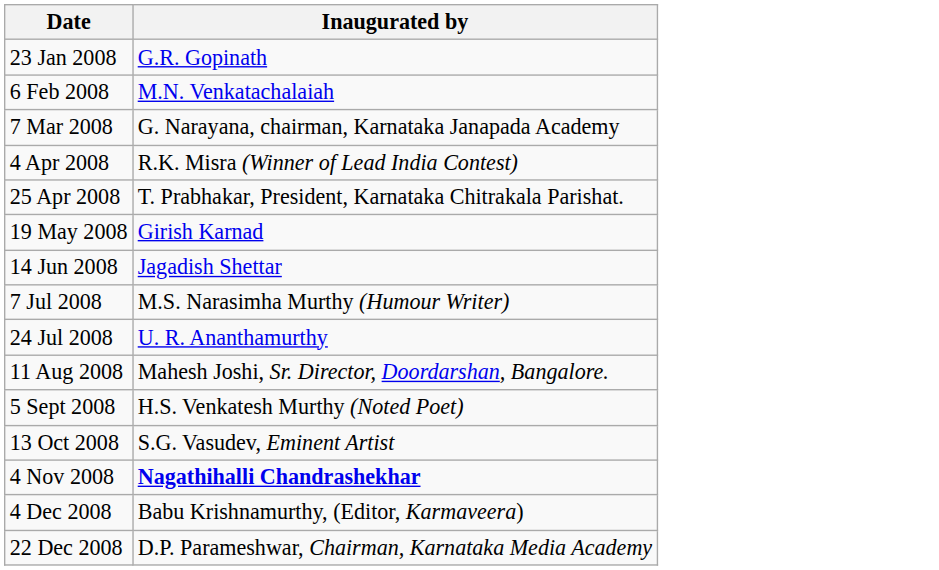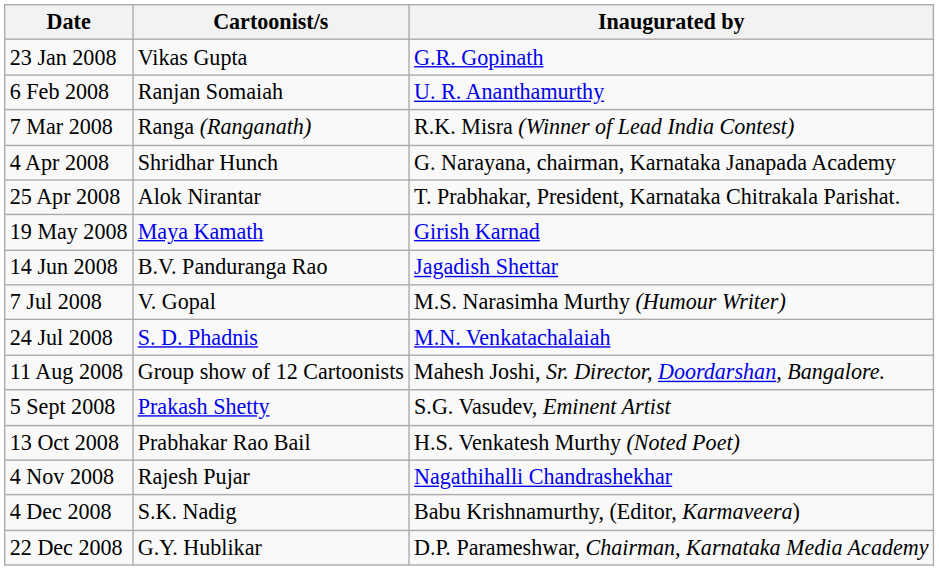+ column: (271, 22)
(236, 92) M.N. Venkatachalaiah -> (509, 92) U. R. Ananthamurthy
(379, 127) G. Narayana, chairman, Karnataka Janapada Academy -> (604, 127) R.K. Misra (Winner of Lead India Contest)
(328, 162) R.K. Misra (Winner of Lead India Contest) -> (655, 162) G. Narayana, chairman, Karnataka Janapada Academy
(233, 337) U. R. Ananthamurthy -> (512, 337) M.N. Venkatachalaiah
(301, 407) H.S. Venkatesh Murthy (Noted Poet) -> (542, 407) S.G. Vasudev, Eminent Artist
(266, 442) S.G. Vasudev, Eminent Artist -> (577, 442) H.S. Venkatesh Murthy (Noted Poet)
(279, 477) bold -> (543, 477) normal
